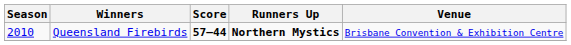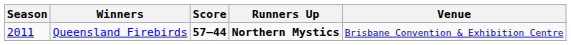(21, 32) 2010 -> (21, 32) 2011
